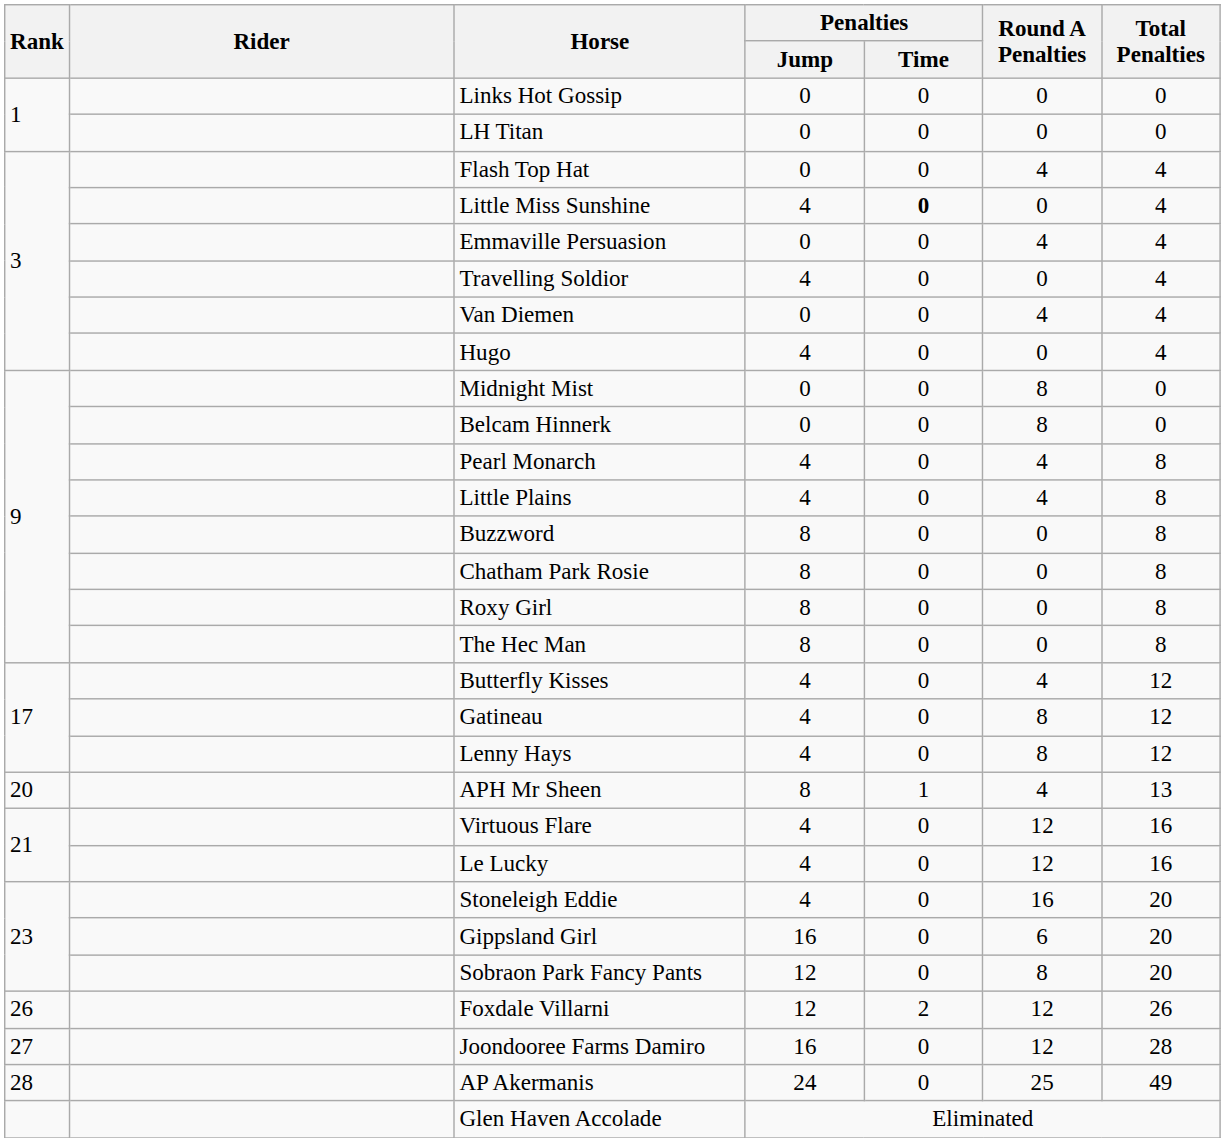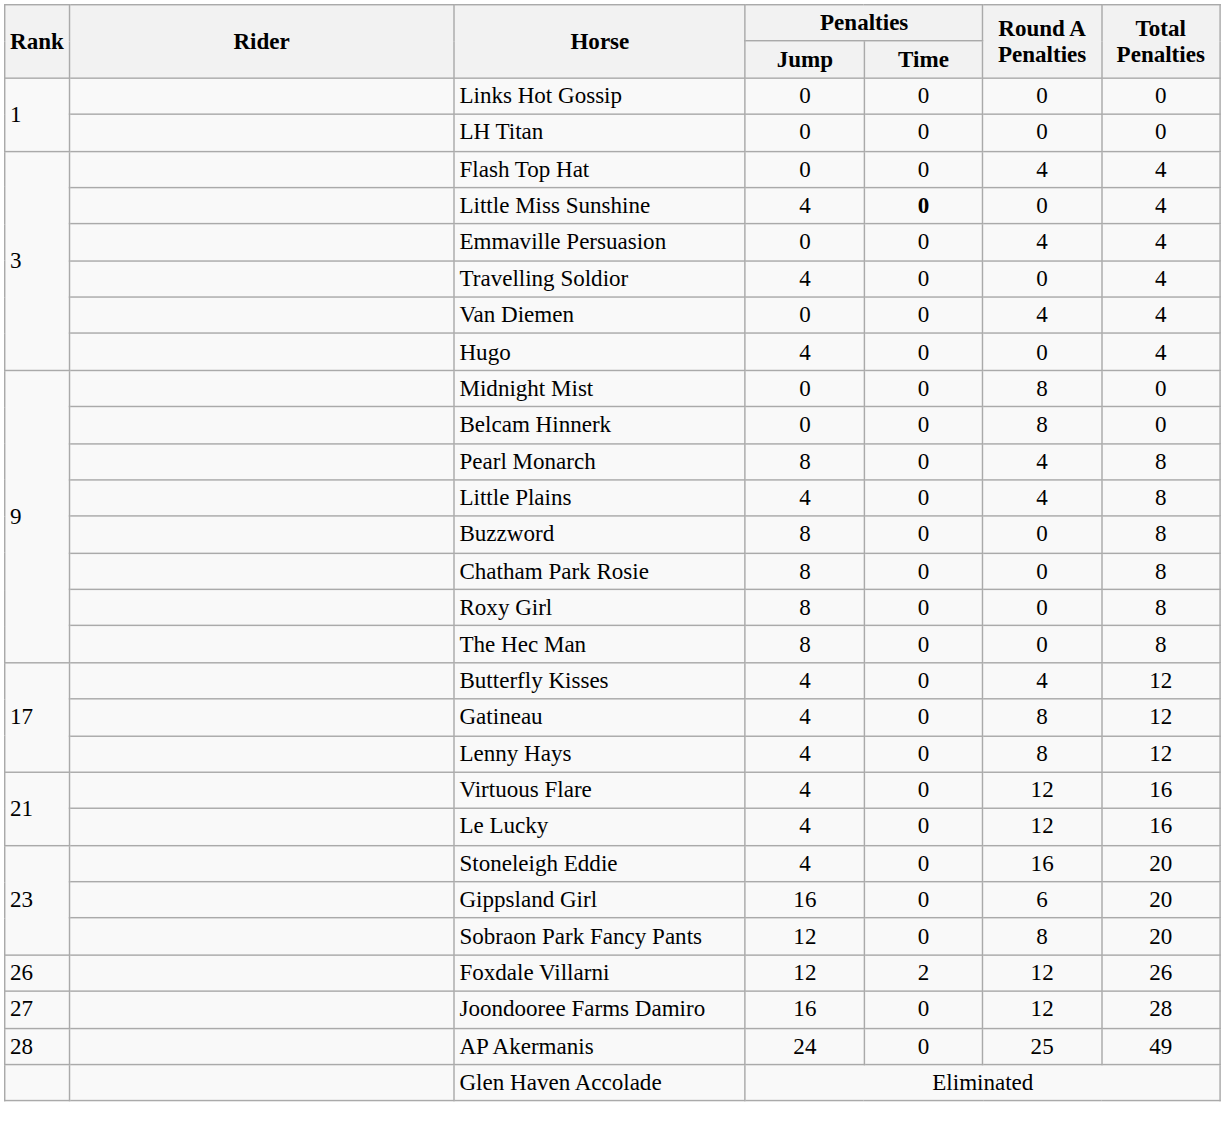(805, 461) 4 -> (805, 461) 8
- row: (531, 790)
